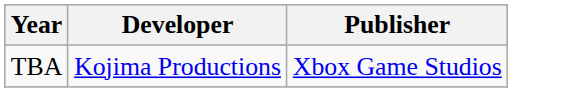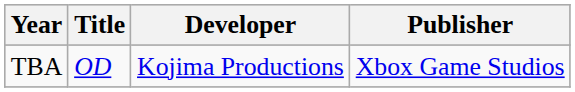+ column: (100, 24)
